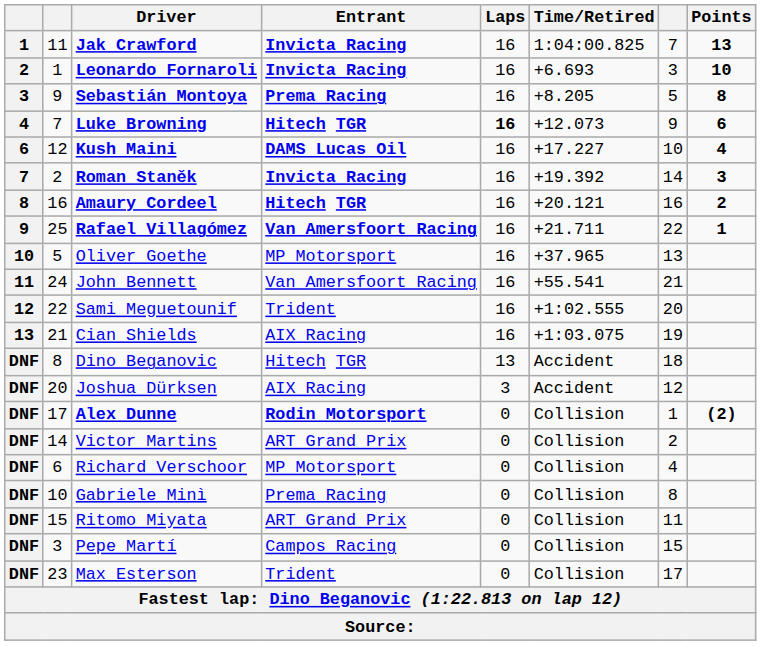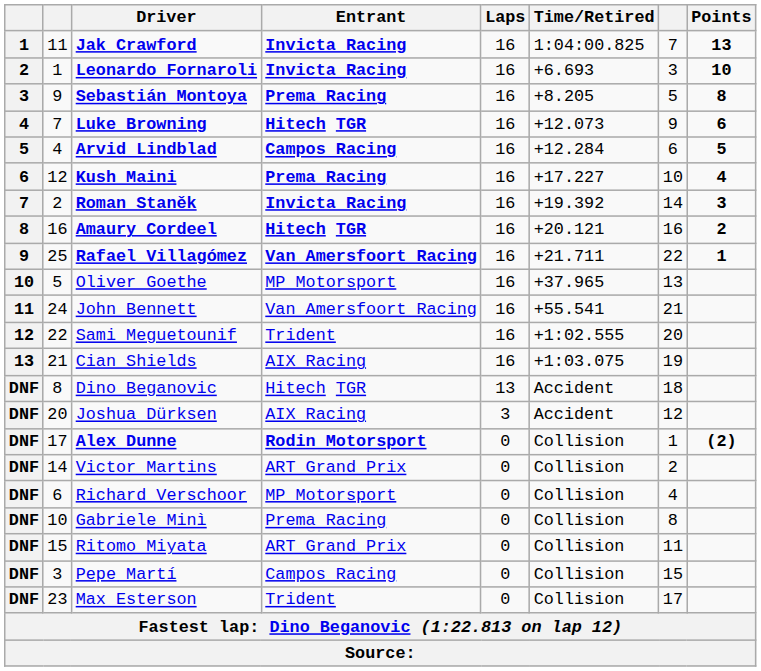(505, 124) bold -> (505, 124) normal
+ row: (146, 150)
(336, 150) DAMS Lucas Oil -> (326, 177) Prema Racing
